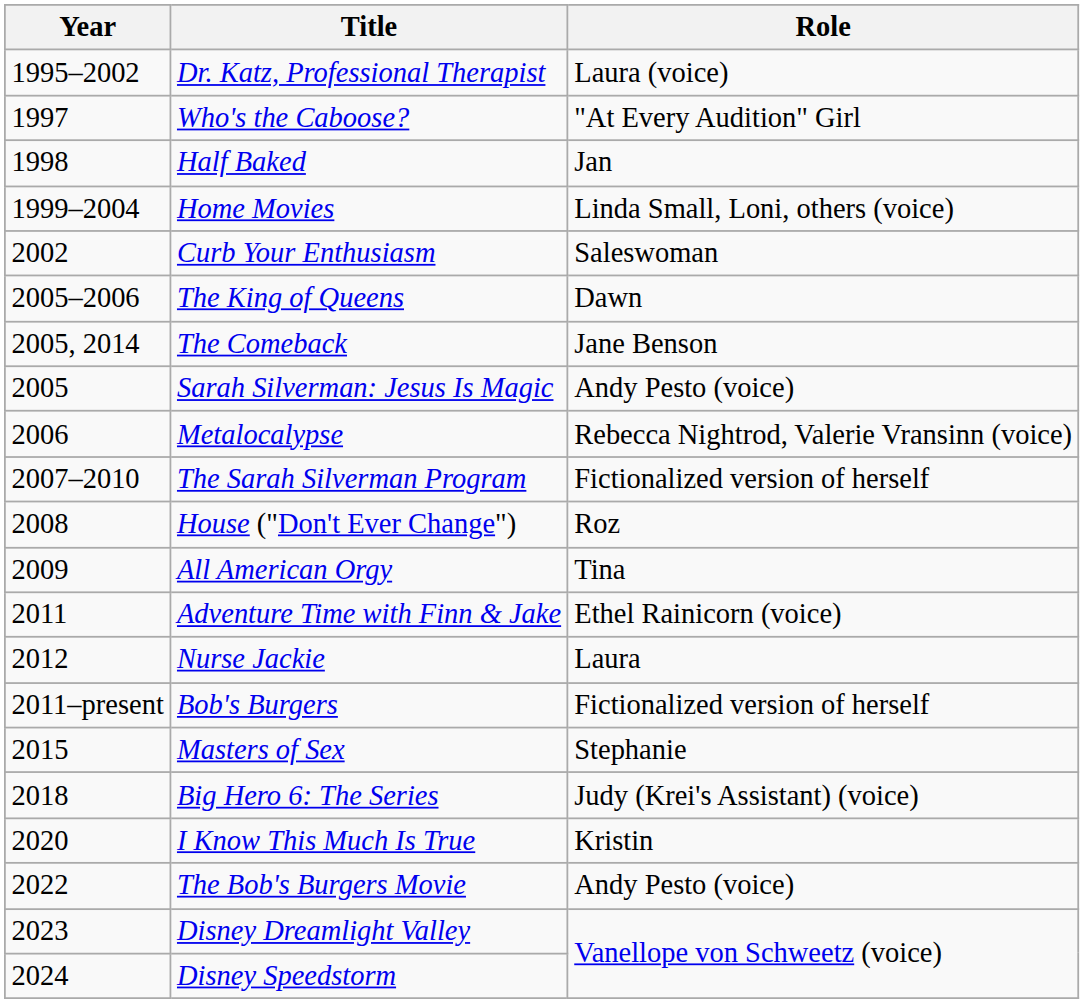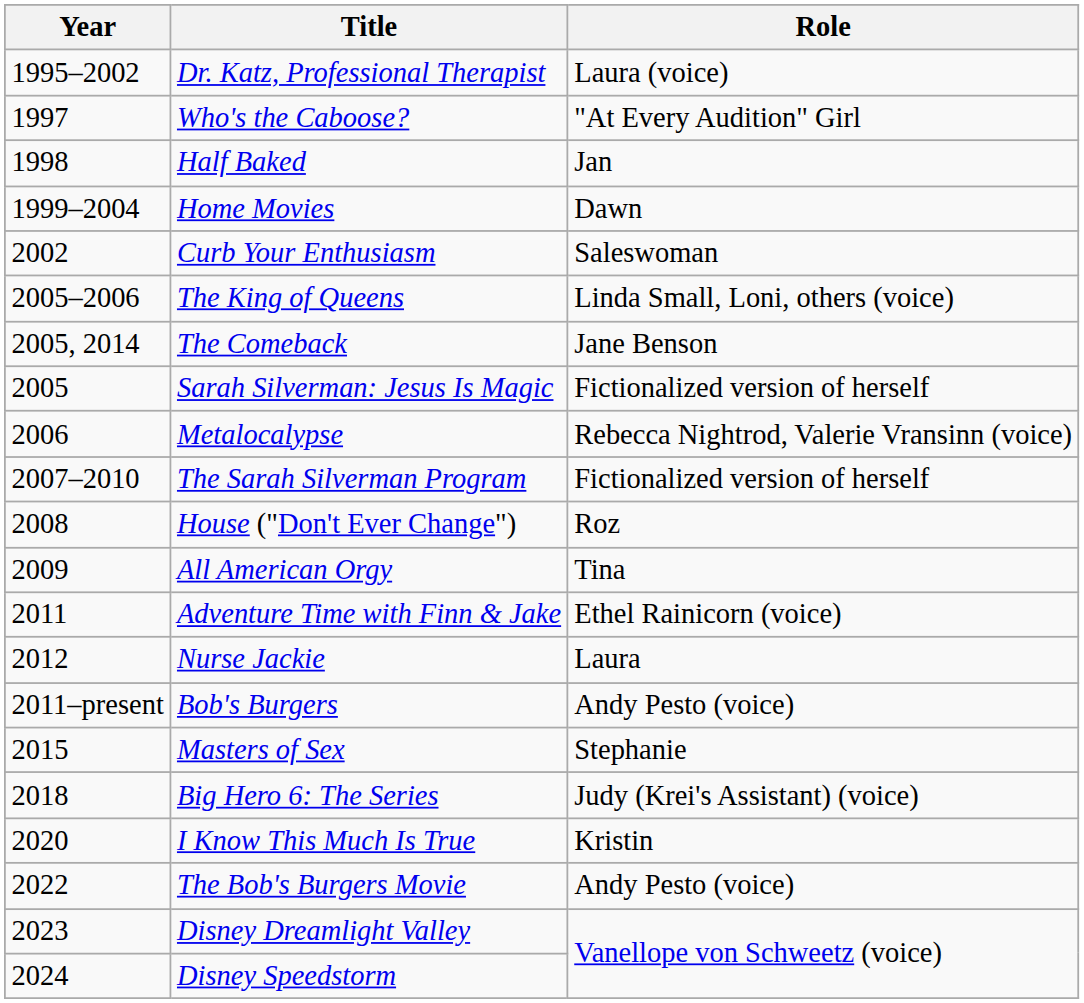(764, 207) Linda Small, Loni, others (voice) -> (608, 207) Dawn
(608, 298) Dawn -> (764, 298) Linda Small, Loni, others (voice)
(684, 388) Andy Pesto (voice) -> (752, 388) Fictionalized version of herself
(752, 704) Fictionalized version of herself -> (684, 704) Andy Pesto (voice)
